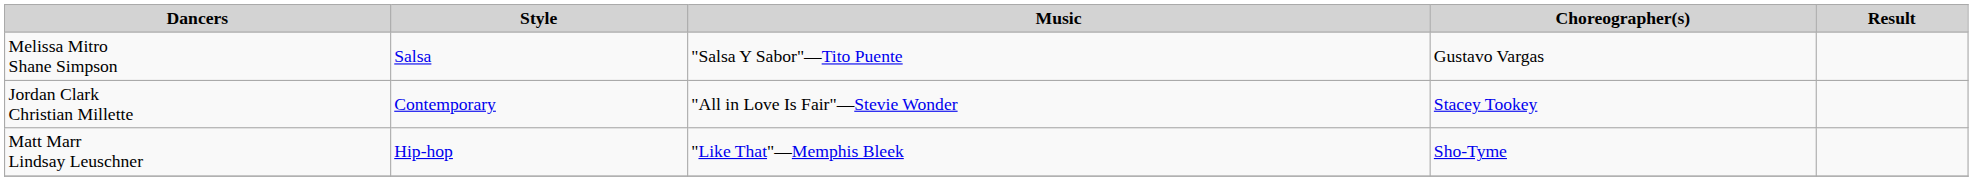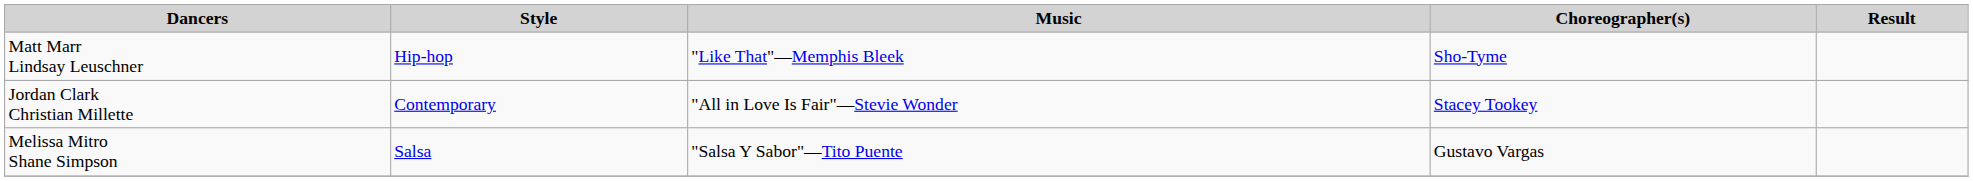rows swapped: (76, 151) <-> (63, 56)
